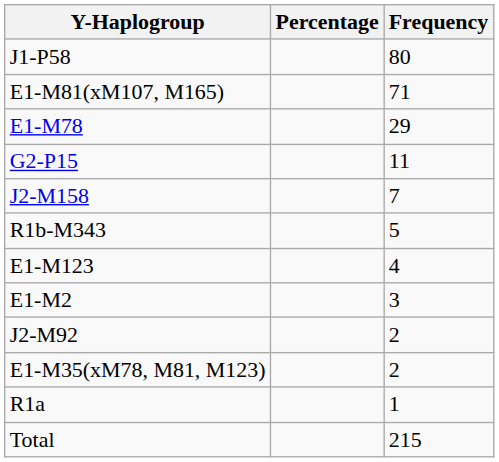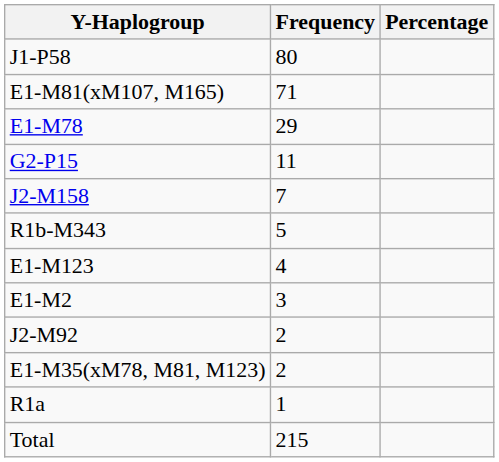columns swapped: (438, 21) <-> (327, 21)
